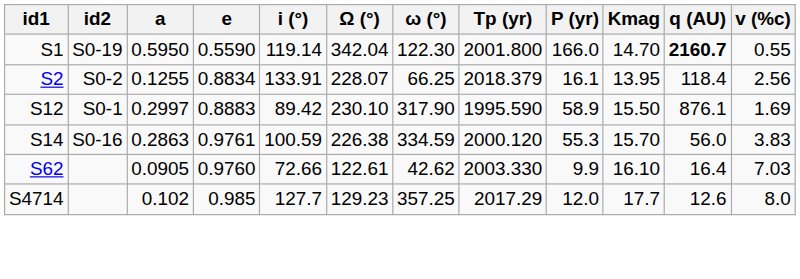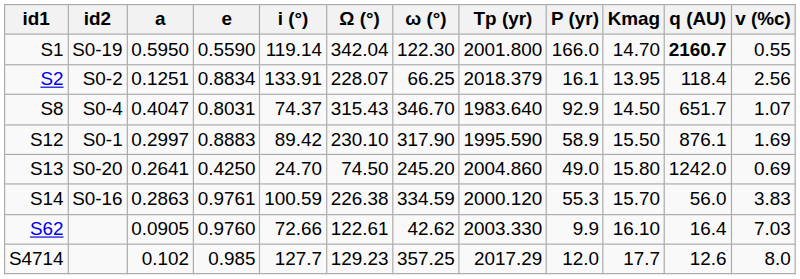(160, 79) 0.1255 -> (160, 79) 0.1251
+ row: (52, 109)
+ row: (47, 169)
